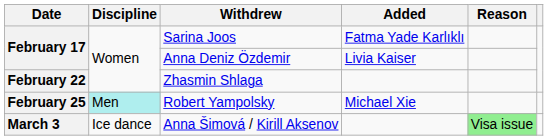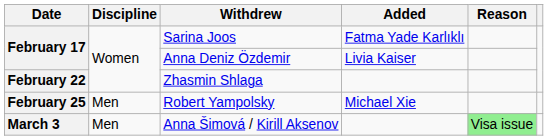(105, 102) paleturquoise background -> (105, 102) no background
(122, 124) Ice dance -> (105, 124) Men
